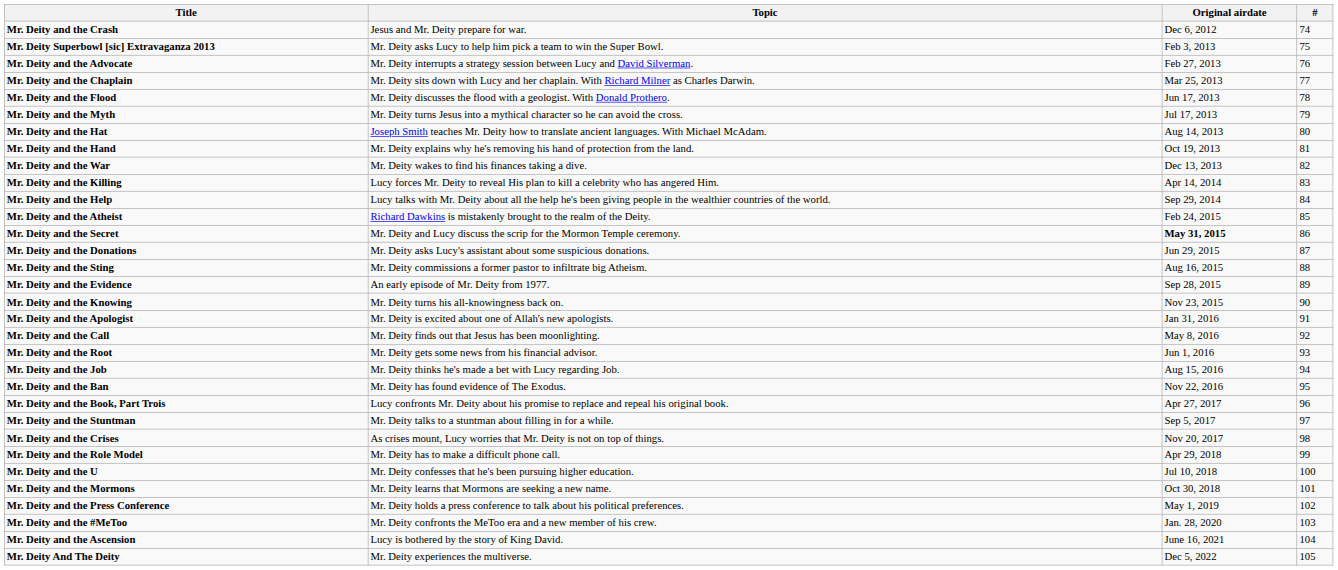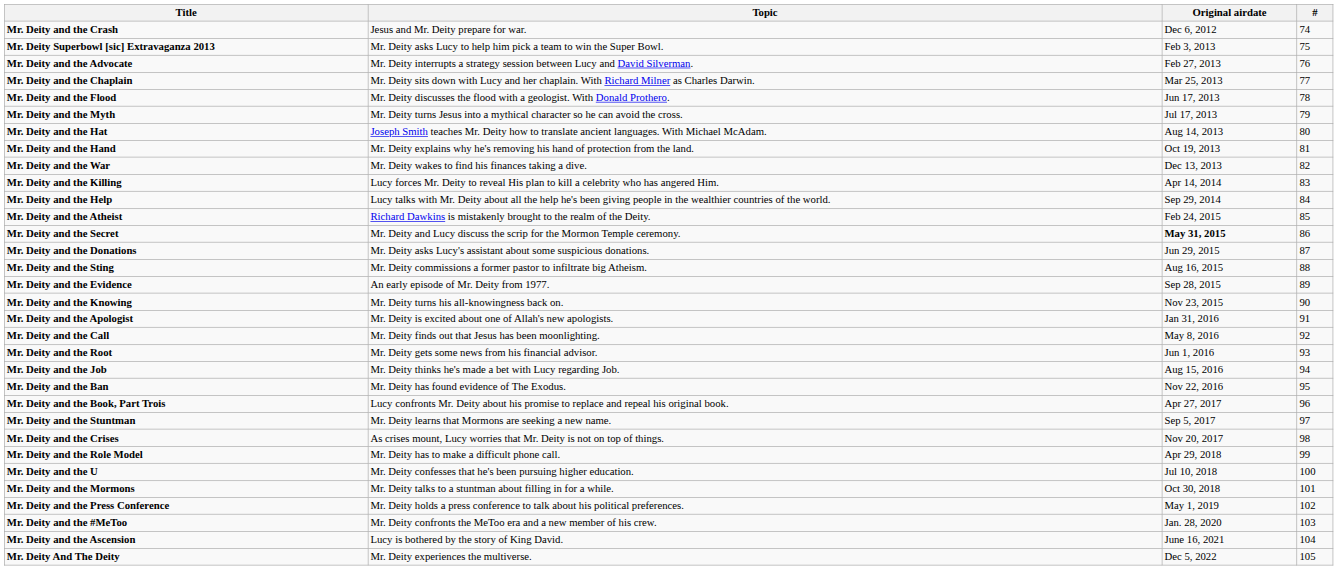(492, 421) Mr. Deity talks to a stuntman about filling in for a while. -> (491, 421) Mr. Deity learns that Mormons are seeking a new name.
(491, 489) Mr. Deity learns that Mormons are seeking a new name. -> (492, 489) Mr. Deity talks to a stuntman about filling in for a while.
